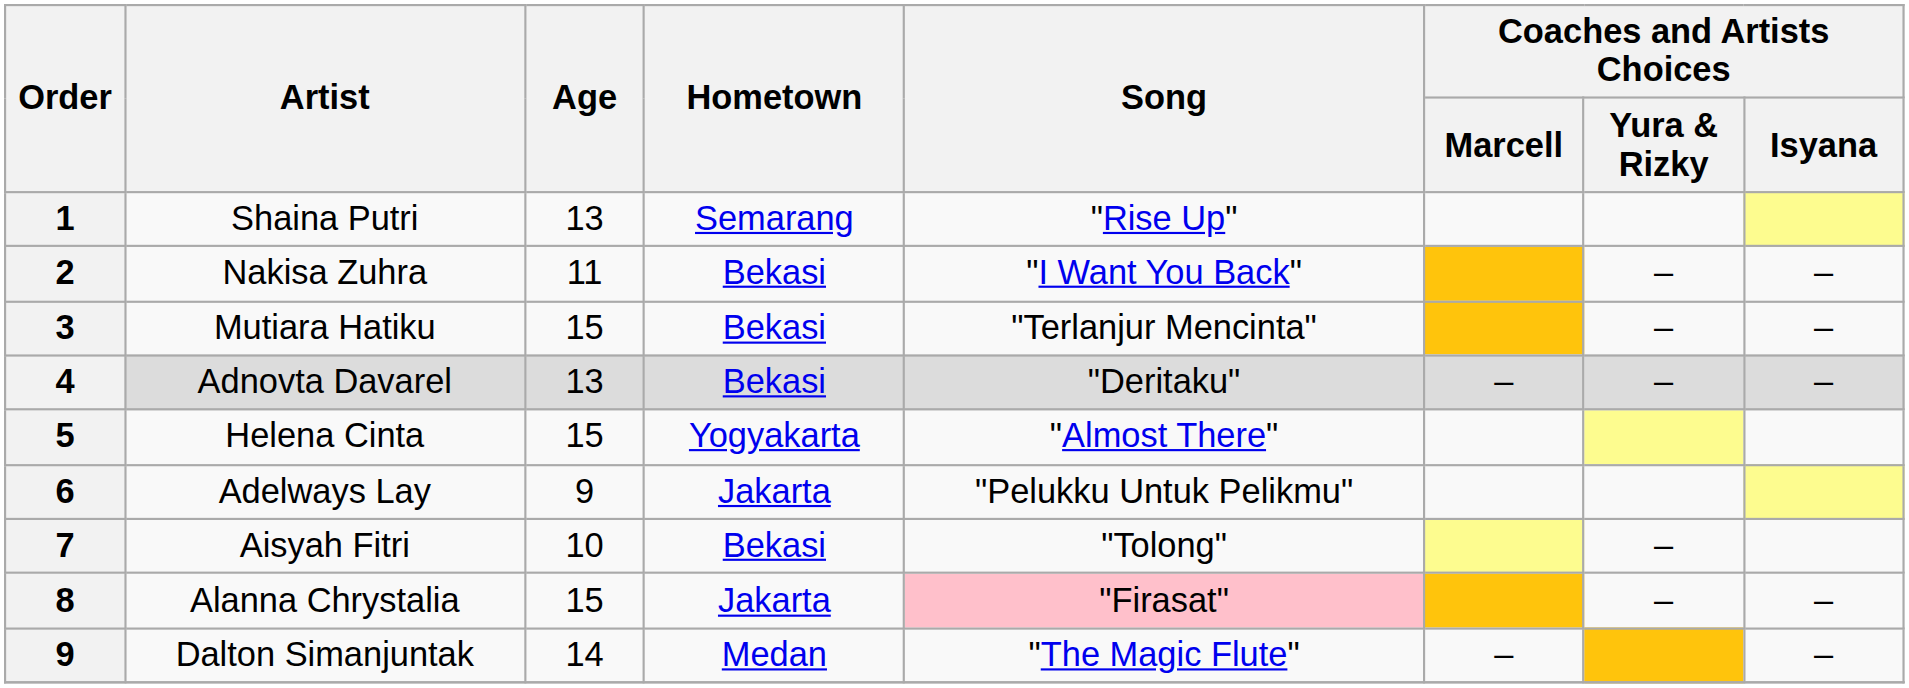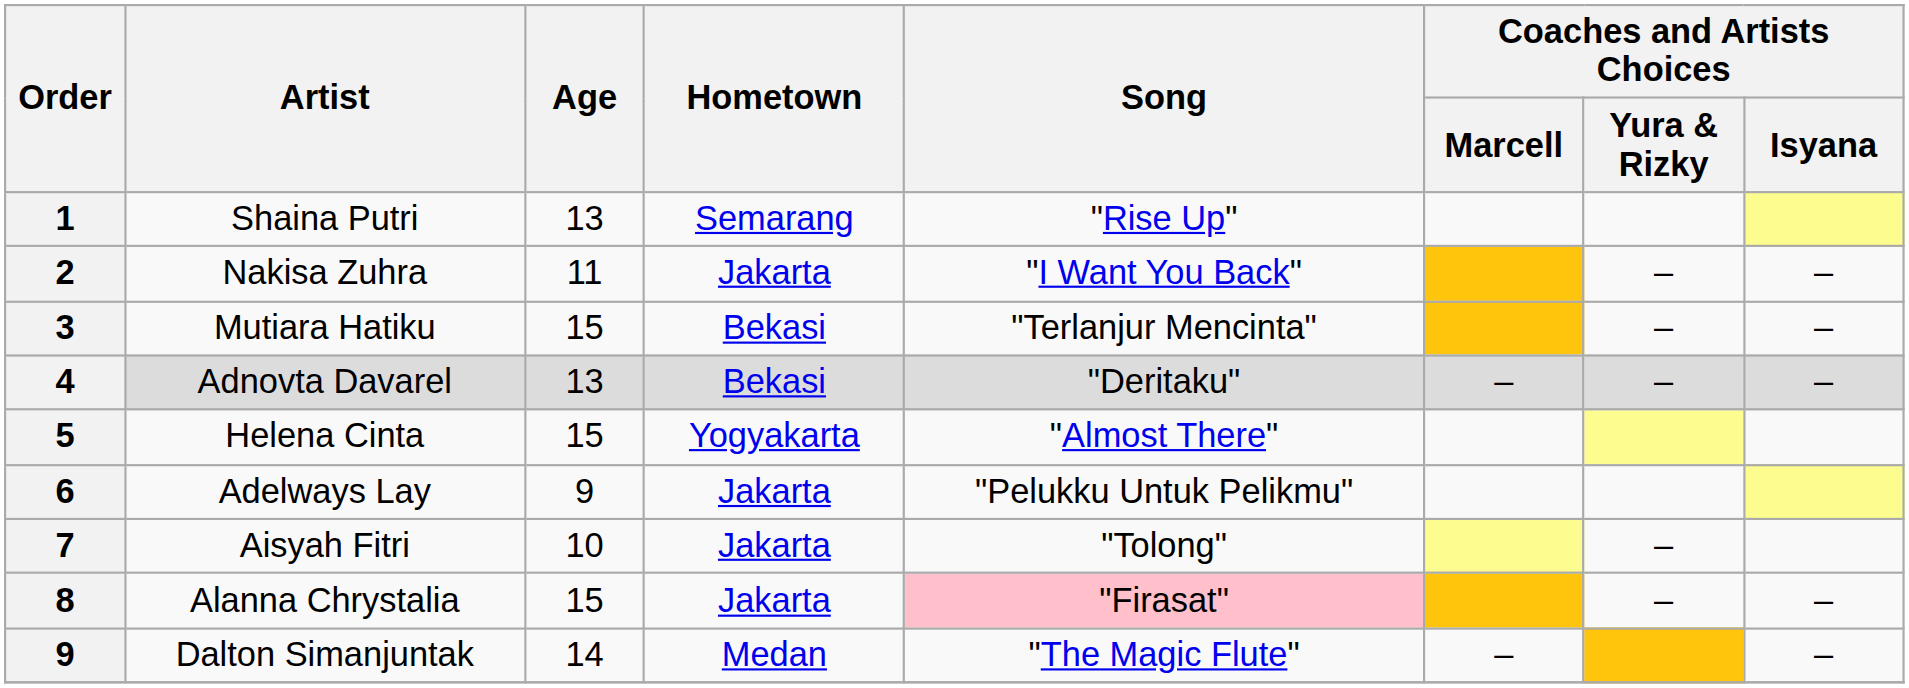(774, 272) Bekasi -> (774, 272) Jakarta
(774, 545) Bekasi -> (774, 545) Jakarta
